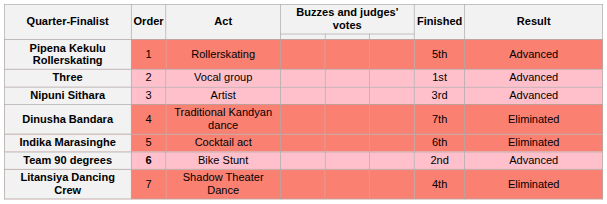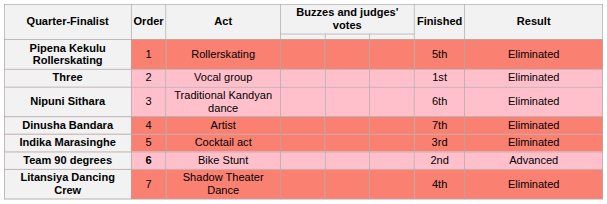(534, 54) Advanced -> (534, 54) Eliminated
(534, 78) Advanced -> (534, 78) Eliminated
(223, 95) Artist -> (223, 101) Traditional Kandyan dance
(440, 95) 3rd -> (440, 101) 6th
(534, 95) Advanced -> (534, 101) Eliminated
(223, 119) Traditional Kandyan dance -> (223, 125) Artist
(440, 143) 6th -> (440, 143) 3rd
